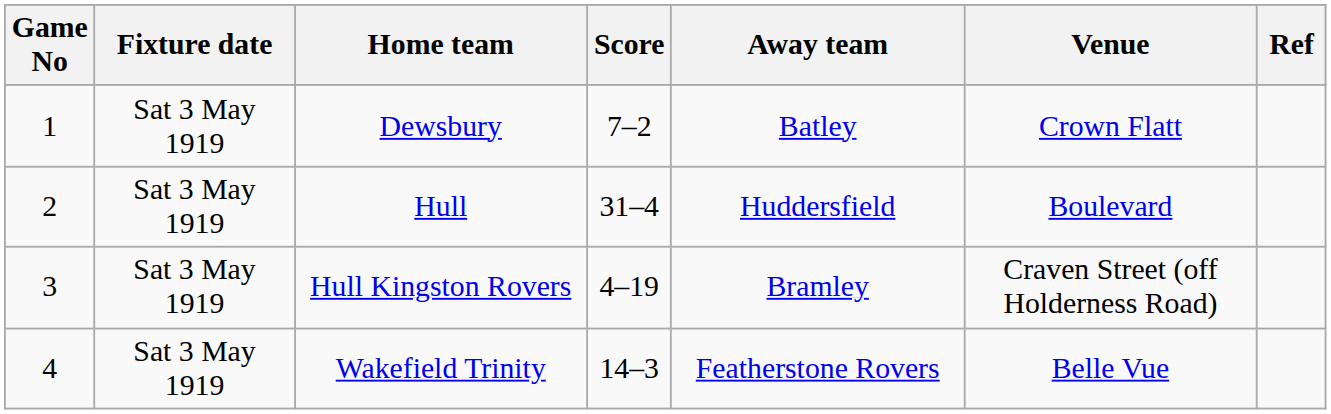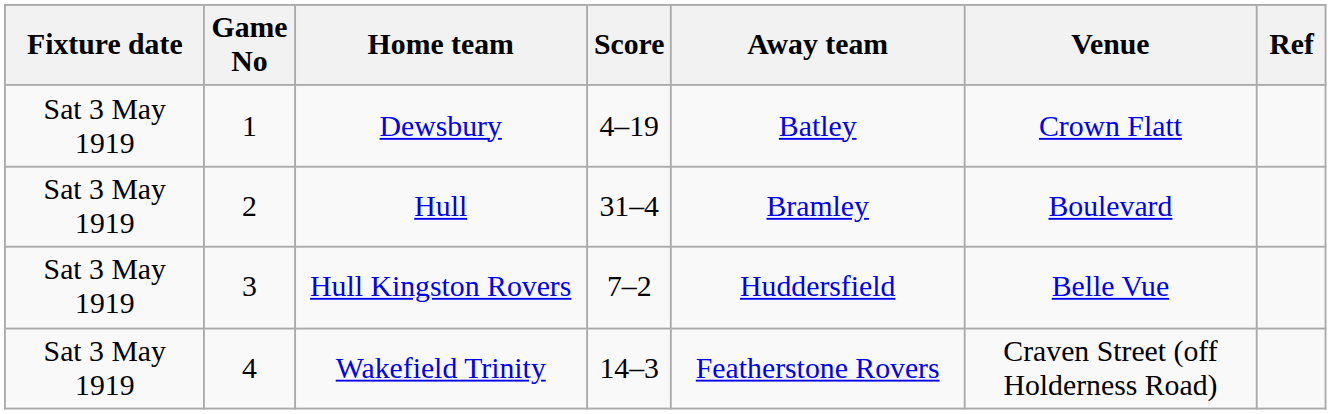columns swapped: (50, 44) <-> (195, 44)
(629, 125) 7–2 -> (629, 125) 4–19
(818, 206) Huddersfield -> (818, 206) Bramley
(629, 286) 4–19 -> (629, 286) 7–2
(818, 286) Bramley -> (818, 286) Huddersfield
(1110, 286) Craven Street (off Holderness Road) -> (1110, 286) Belle Vue
(1110, 367) Belle Vue -> (1110, 367) Craven Street (off Holderness Road)
